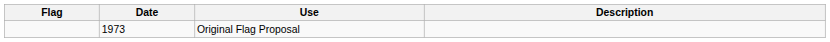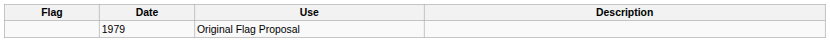(113, 29) 1973 -> (113, 29) 1979
